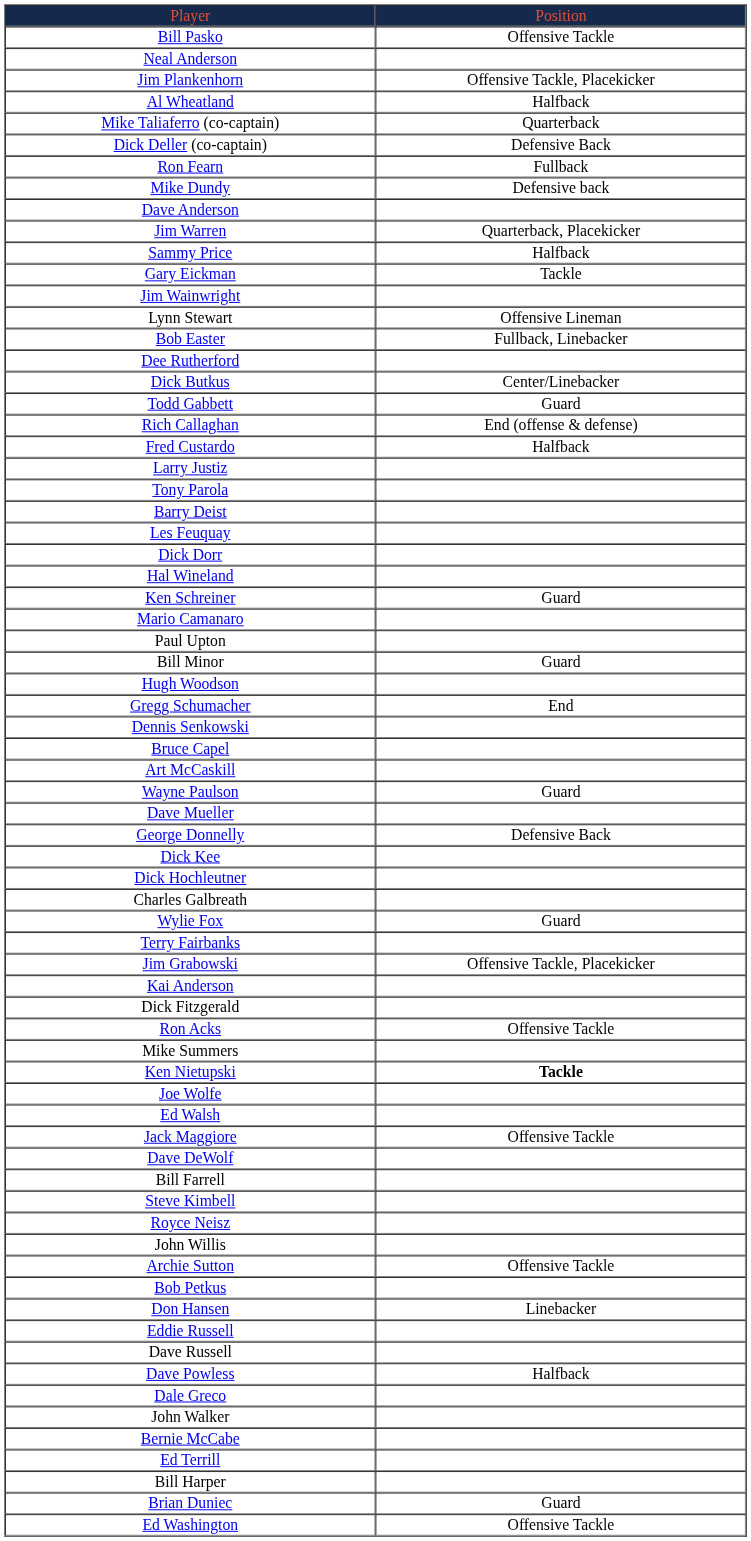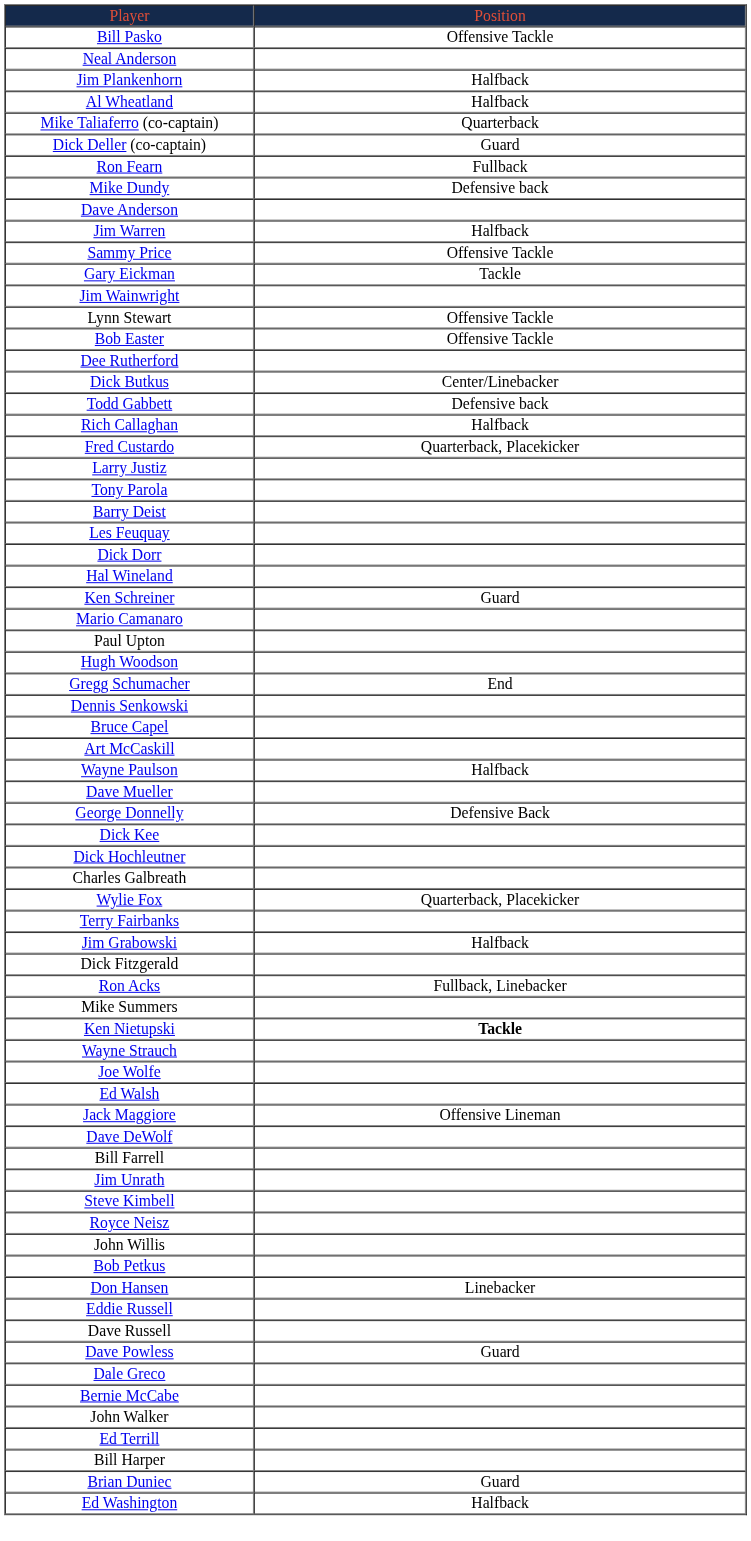(561, 80) Offensive Tackle, Placekicker -> (500, 80) Halfback
(561, 145) Defensive Back -> (500, 145) Guard
(561, 231) Quarterback, Placekicker -> (500, 231) Halfback
(561, 252) Halfback -> (500, 252) Offensive Tackle
(561, 317) Offensive Lineman -> (500, 317) Offensive Tackle
(561, 339) Fullback, Linebacker -> (500, 339) Offensive Tackle
(561, 403) Guard -> (500, 403) Defensive back
(561, 425) End (offense & defense) -> (500, 425) Halfback
(561, 446) Halfback -> (500, 446) Quarterback, Placekicker
- row: (190, 662)
(561, 791) Guard -> (500, 770) Halfback
(561, 921) Guard -> (500, 899) Quarterback, Placekicker
(561, 964) Offensive Tackle, Placekicker -> (500, 942) Halfback
- row: (190, 985)
(561, 1029) Offensive Tackle -> (500, 985) Fullback, Linebacker
+ row: (129, 1050)
(561, 1136) Offensive Tackle -> (500, 1115) Offensive Lineman
+ row: (129, 1180)
- row: (190, 1266)
(561, 1374) Halfback -> (500, 1352) Guard
rows swapped: (190, 1417) <-> (190, 1438)
(561, 1524) Offensive Tackle -> (500, 1503) Halfback
